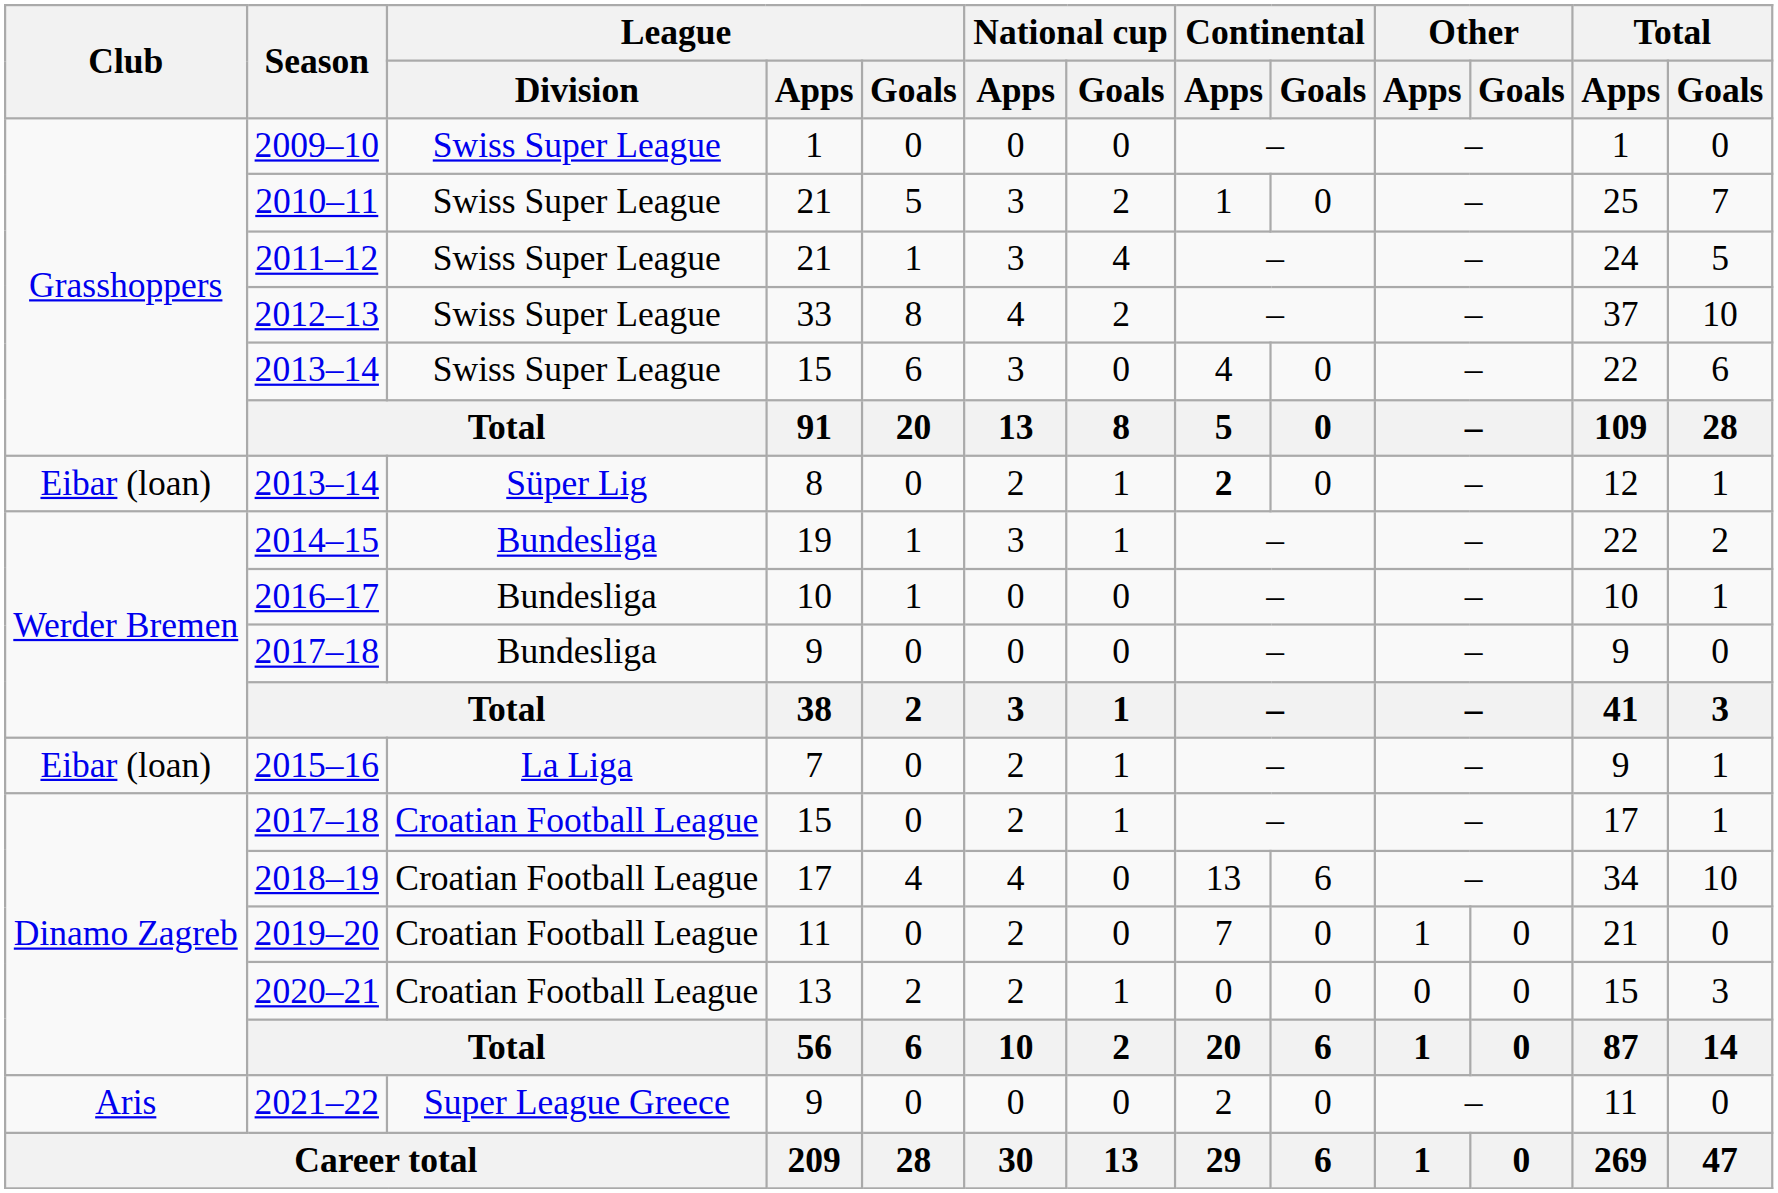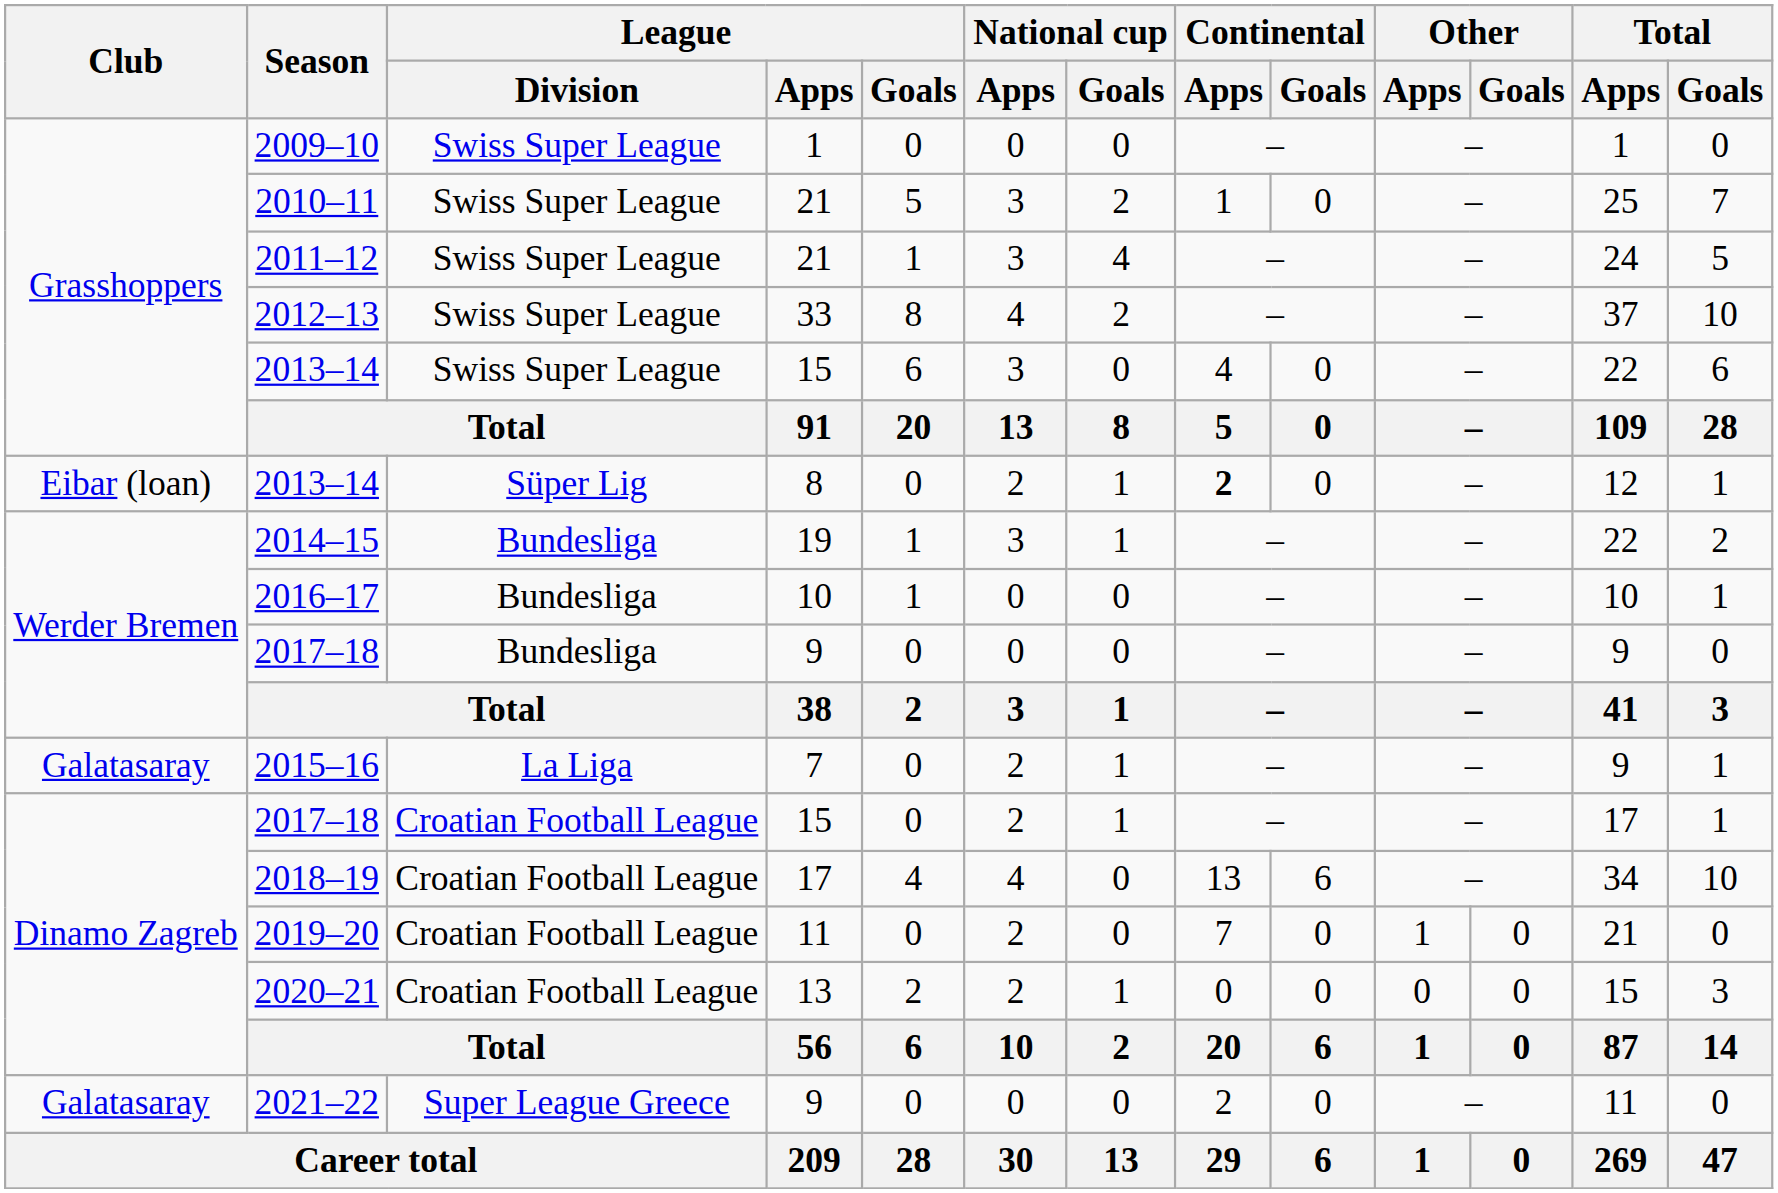(126, 764) Eibar (loan) -> (126, 764) Galatasaray
(126, 1102) Aris -> (126, 1102) Galatasaray
